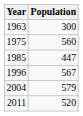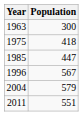(69, 42) 560 -> (69, 42) 418
(69, 103) 520 -> (69, 103) 551
